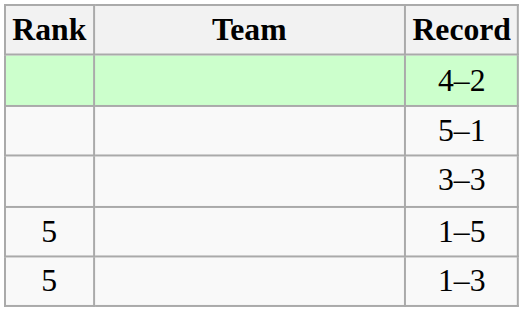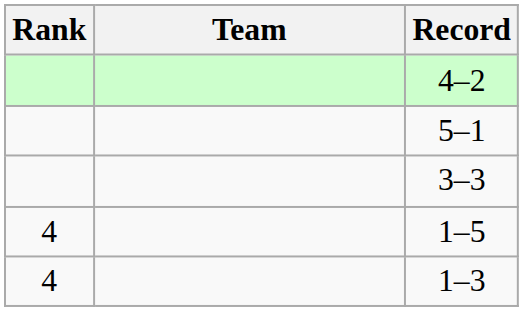(49, 230) 5 -> (49, 230) 4
(49, 280) 5 -> (49, 280) 4
